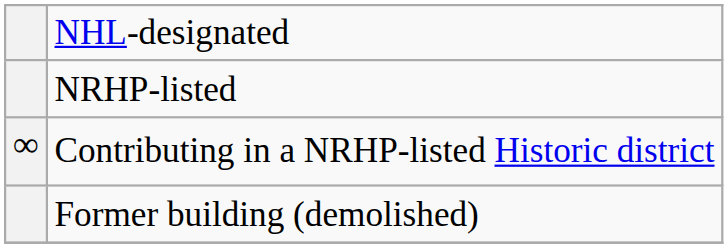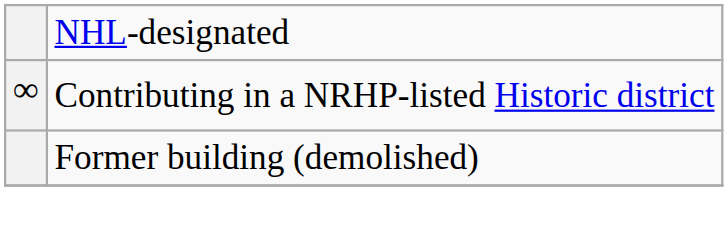- row: (145, 88)
